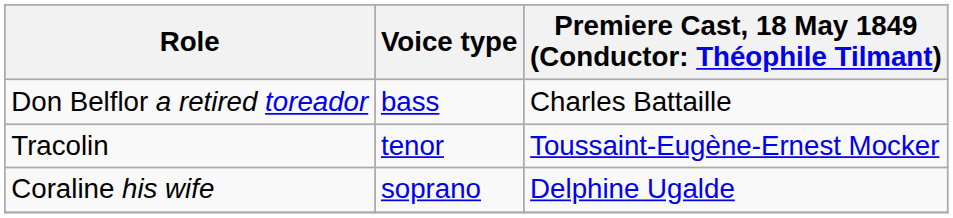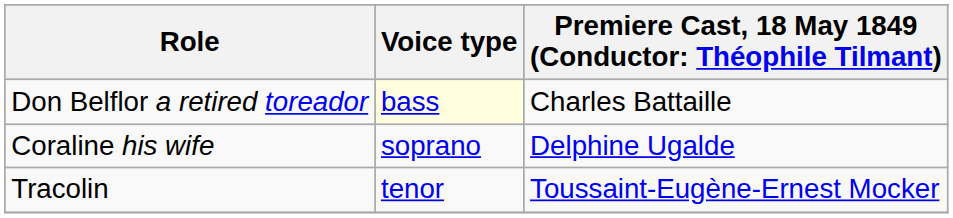(410, 101) no background -> (410, 101) lightyellow background
rows swapped: (113, 189) <-> (60, 145)
